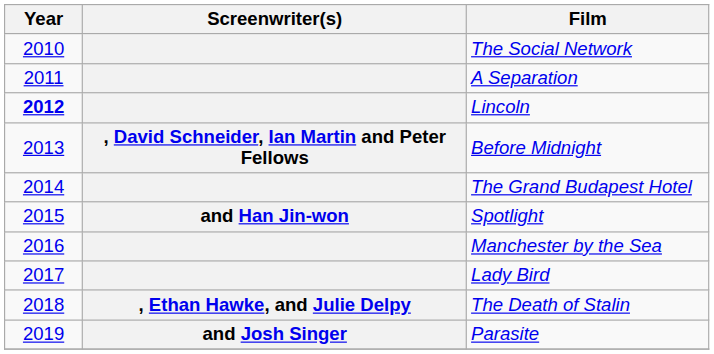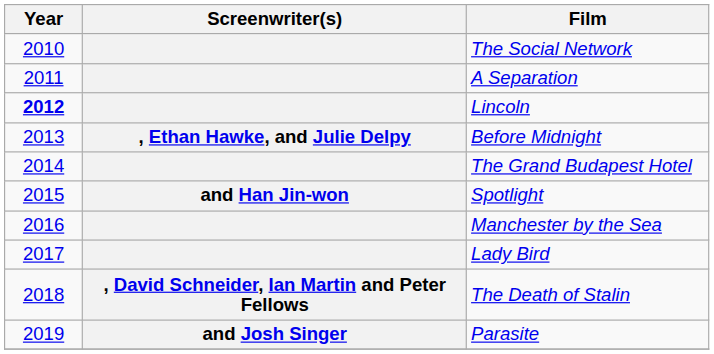(275, 147) , David Schneider, Ian Martin and Peter Fellows -> (275, 136) , Ethan Hawke, and Julie Delpy
(275, 305) , Ethan Hawke, and Julie Delpy -> (275, 294) , David Schneider, Ian Martin and Peter Fellows
